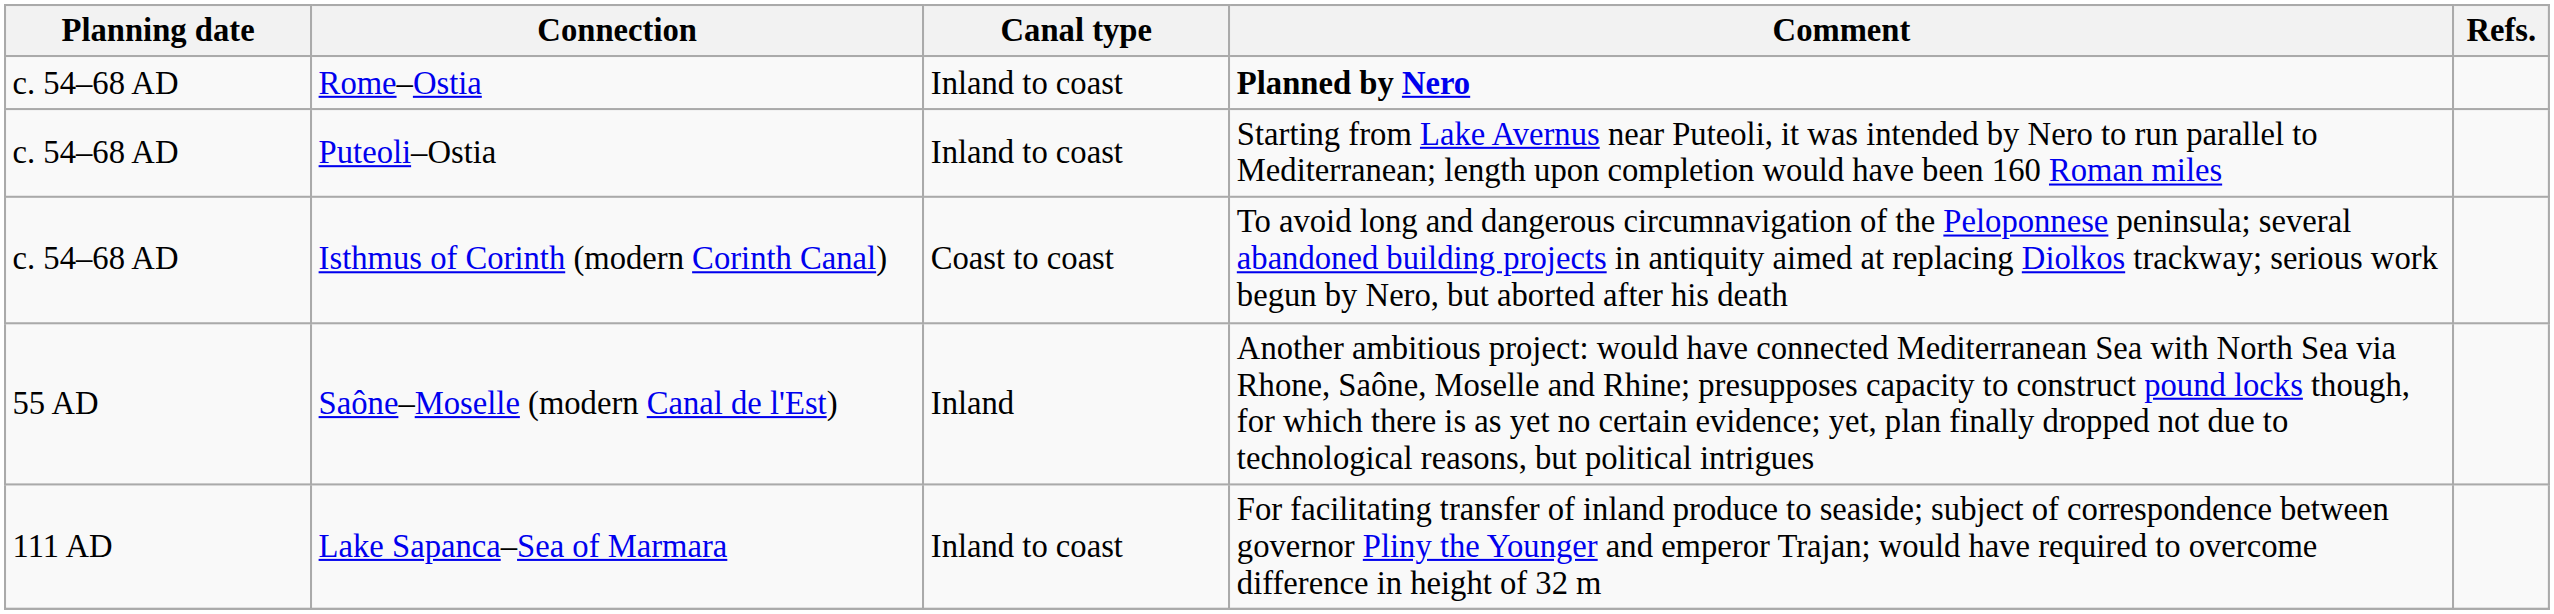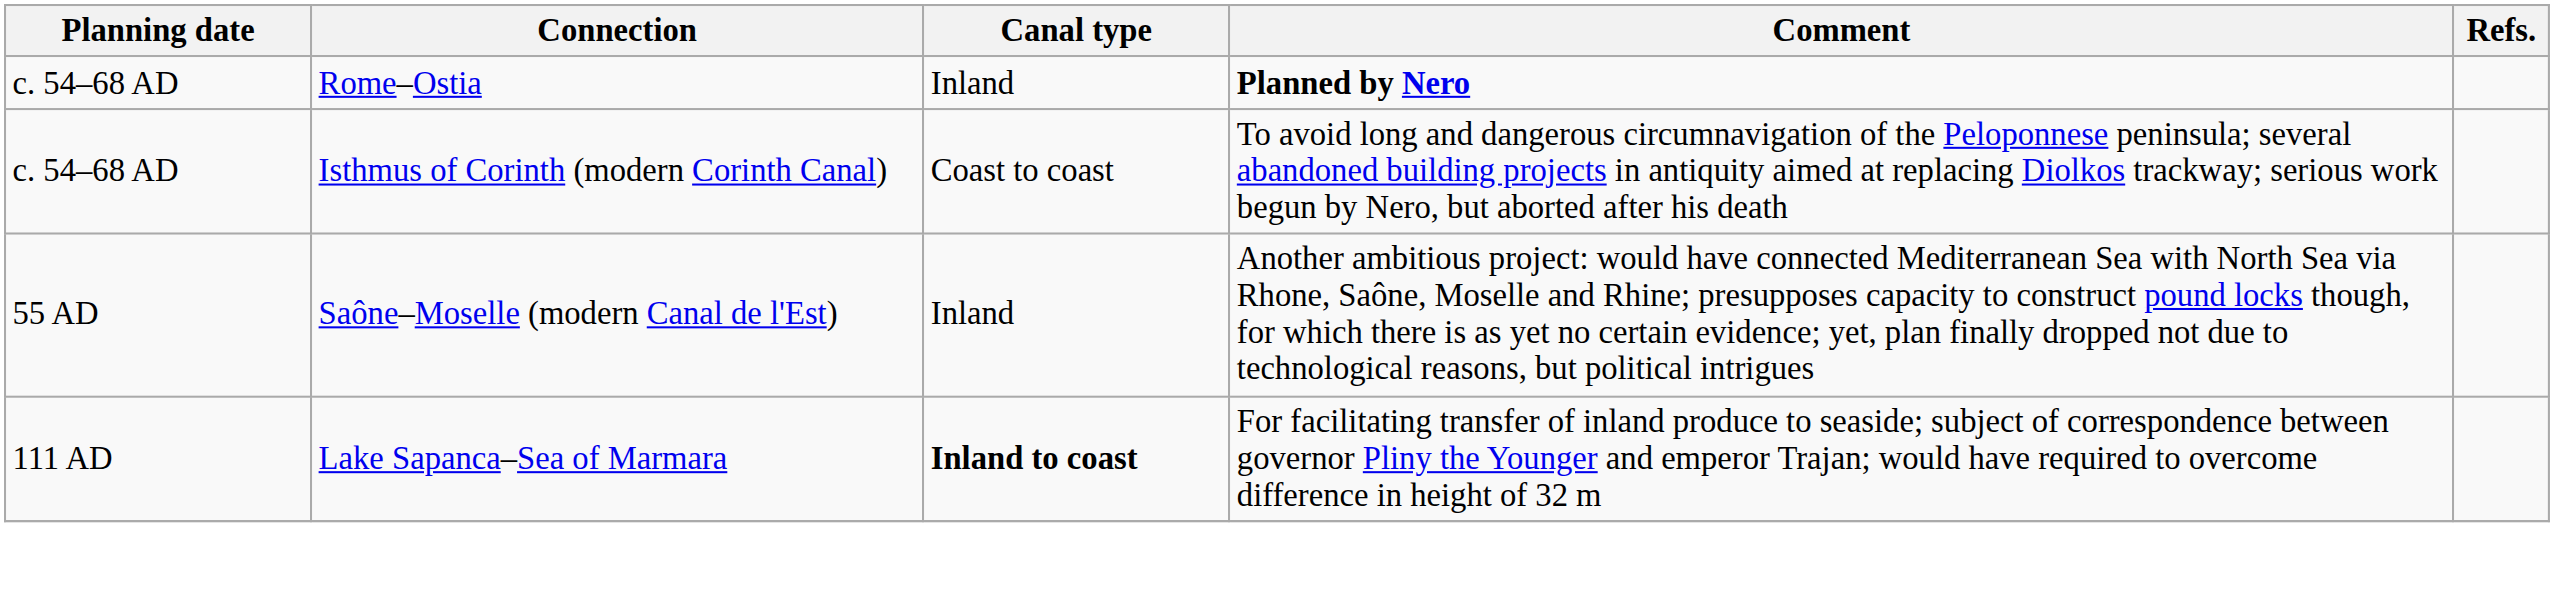(1027, 82) Inland to coast -> (972, 82) Inland
- row: (407, 152)
(1027, 546) normal -> (1034, 457) bold
